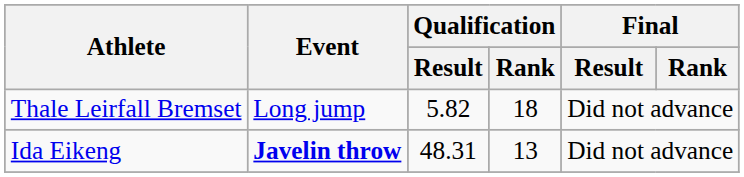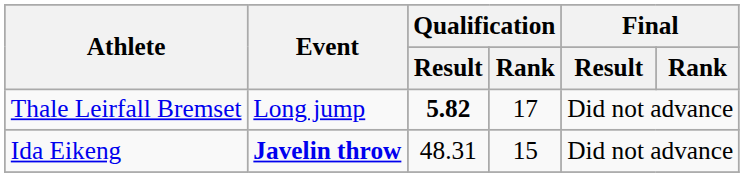(448, 109) normal -> (448, 109) bold
(525, 109) 18 -> (525, 109) 17
(525, 151) 13 -> (525, 151) 15
